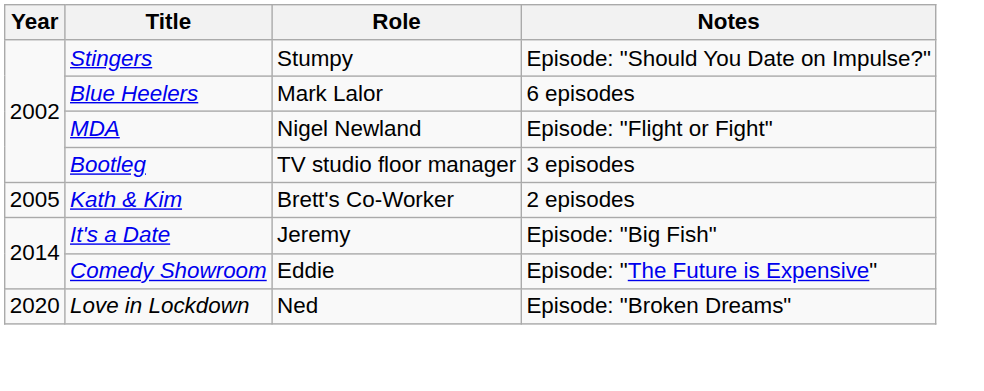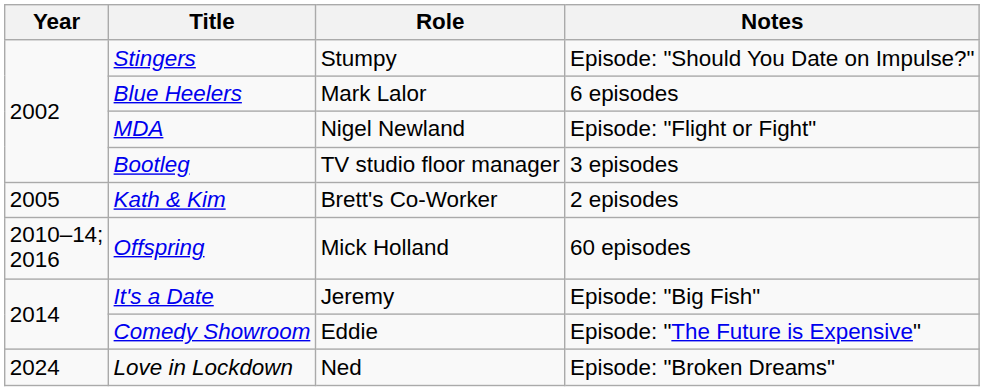+ row: (159, 248)
(35, 306) 2020 -> (35, 367) 2024
